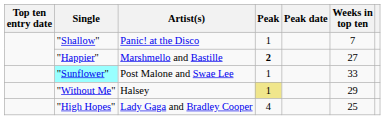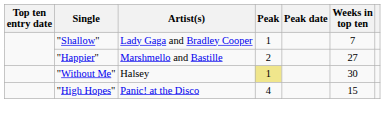(160, 40) Panic! at the Disco -> (186, 40) Lady Gaga and Bradley Cooper
(268, 57) bold -> (268, 57) normal
- row: (83, 73)
(353, 90) 29 -> (353, 73) 30
(186, 106) Lady Gaga and Bradley Cooper -> (160, 90) Panic! at the Disco
(353, 106) 25 -> (353, 90) 15
